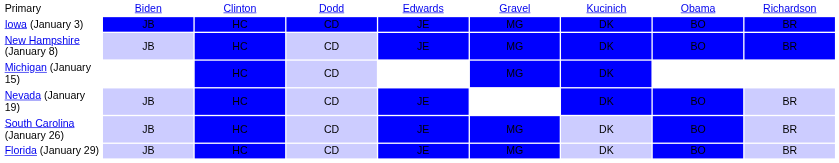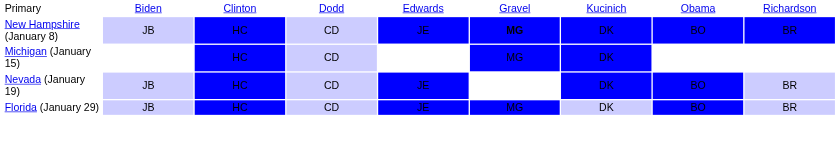- row: (44, 24)
(515, 46) normal -> (515, 30) bold
- row: (40, 129)
